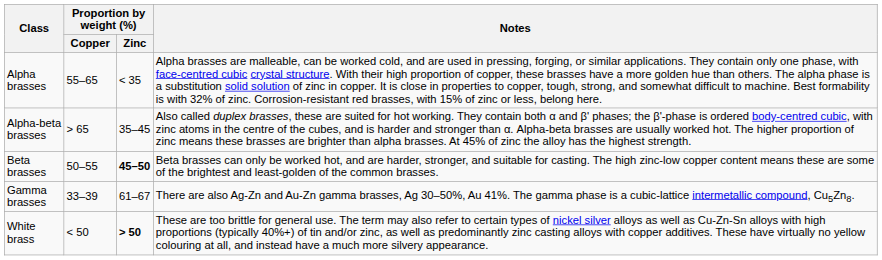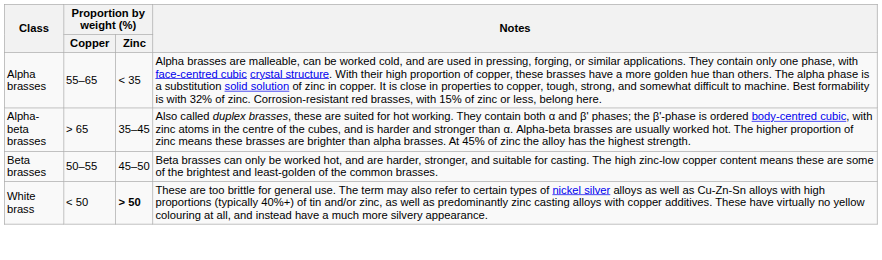(135, 166) bold -> (134, 166) normal
- row: (27, 196)
